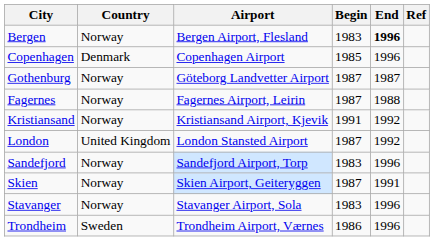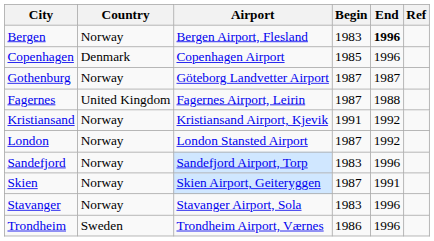(102, 99) Norway -> (126, 99) United Kingdom
(126, 141) United Kingdom -> (102, 141) Norway
